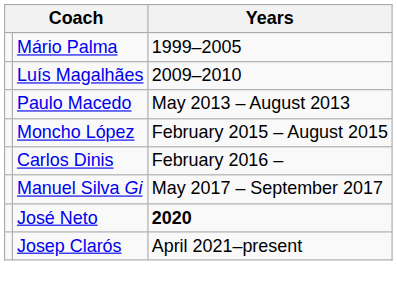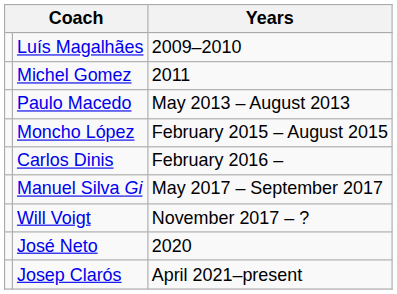- row: (67, 47)
+ row: (74, 75)
+ row: (54, 217)
(172, 217) bold -> (172, 246) normal
